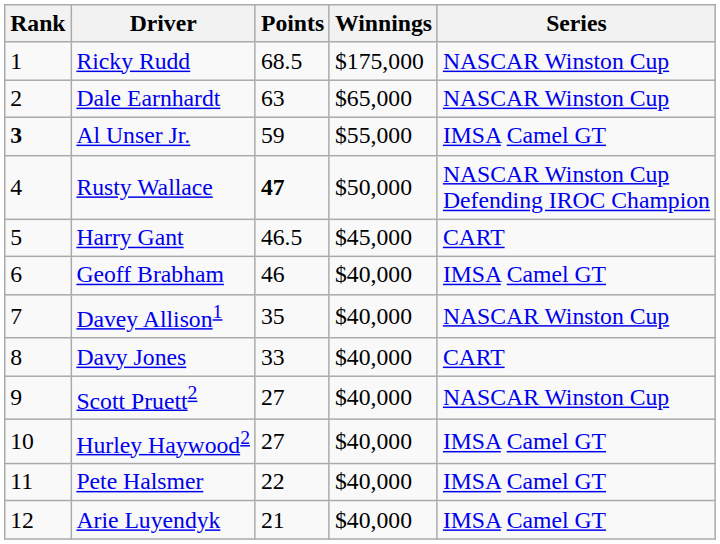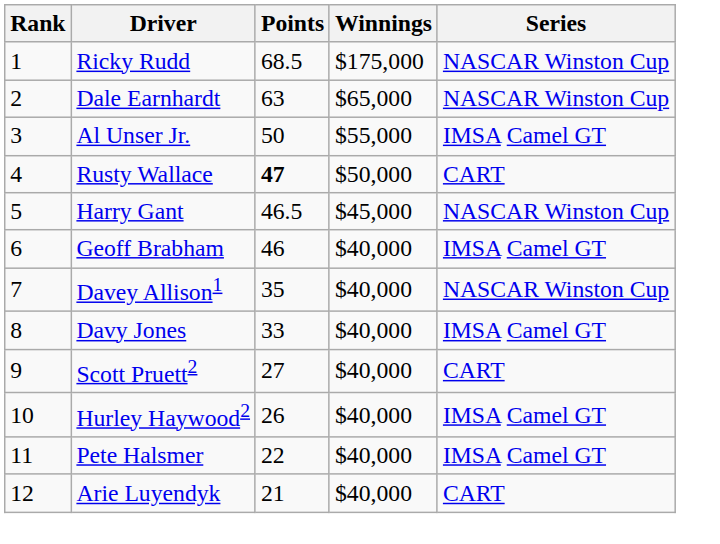(16, 135) bold -> (16, 135) normal
(273, 135) 59 -> (273, 135) 50
(576, 186) NASCAR Winston Cup Defending IROC Champion -> (474, 173) CART
(474, 237) CART -> (556, 211) NASCAR Winston Cup
(474, 356) CART -> (524, 330) IMSA Camel GT
(556, 397) NASCAR Winston Cup -> (474, 370) CART
(273, 441) 27 -> (273, 414) 26
(524, 519) IMSA Camel GT -> (474, 493) CART
